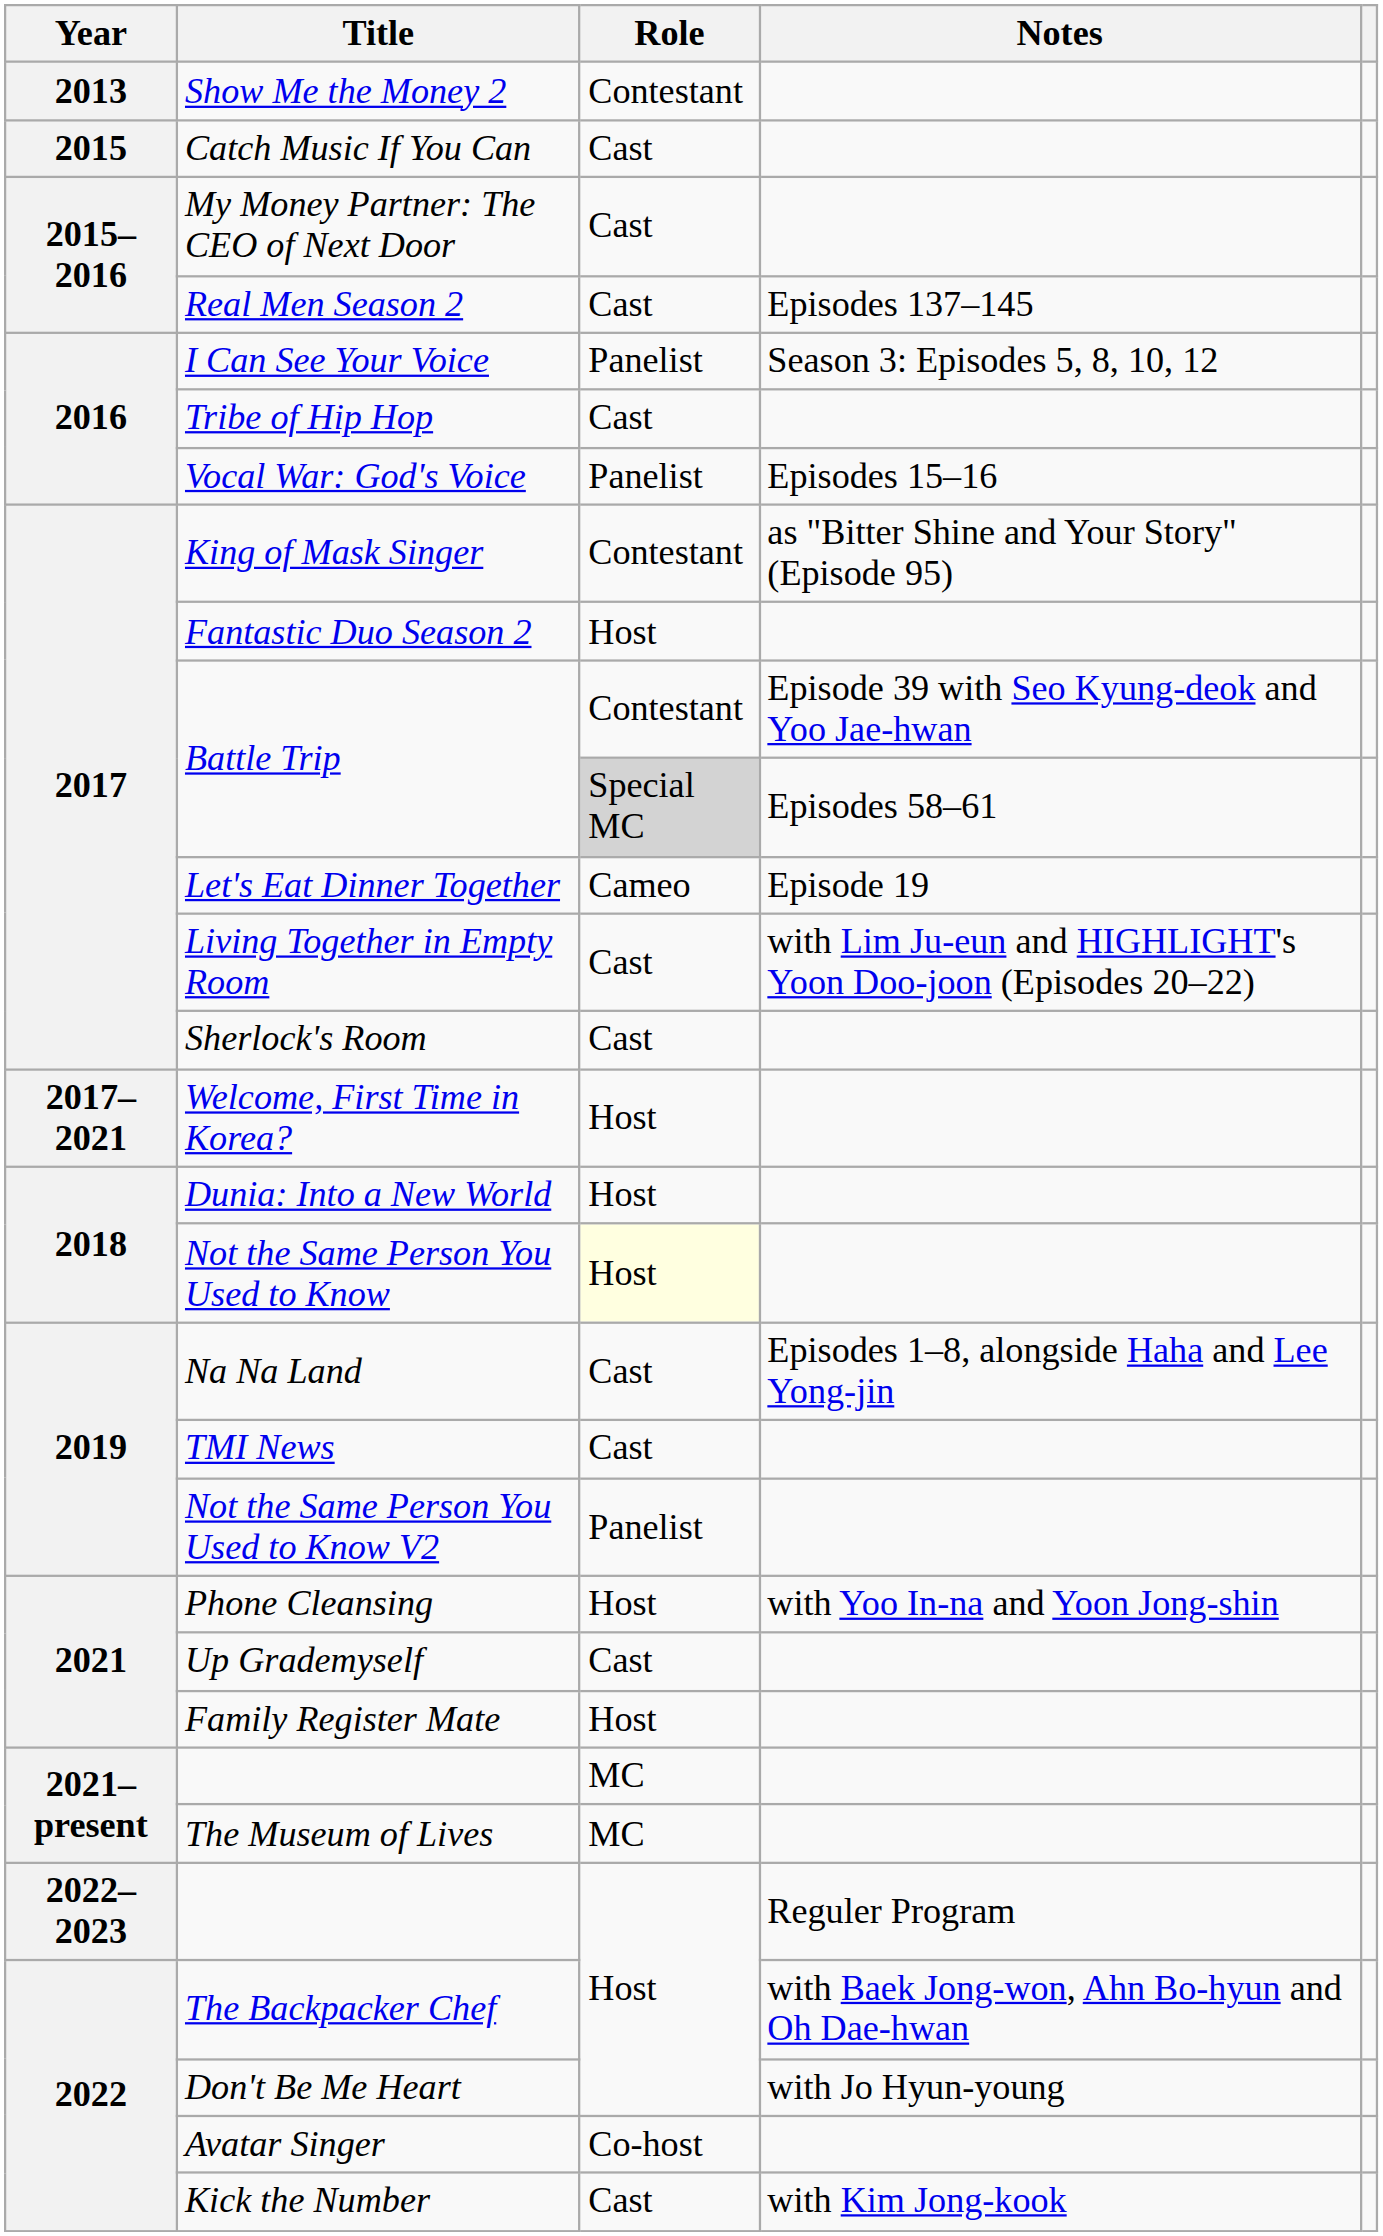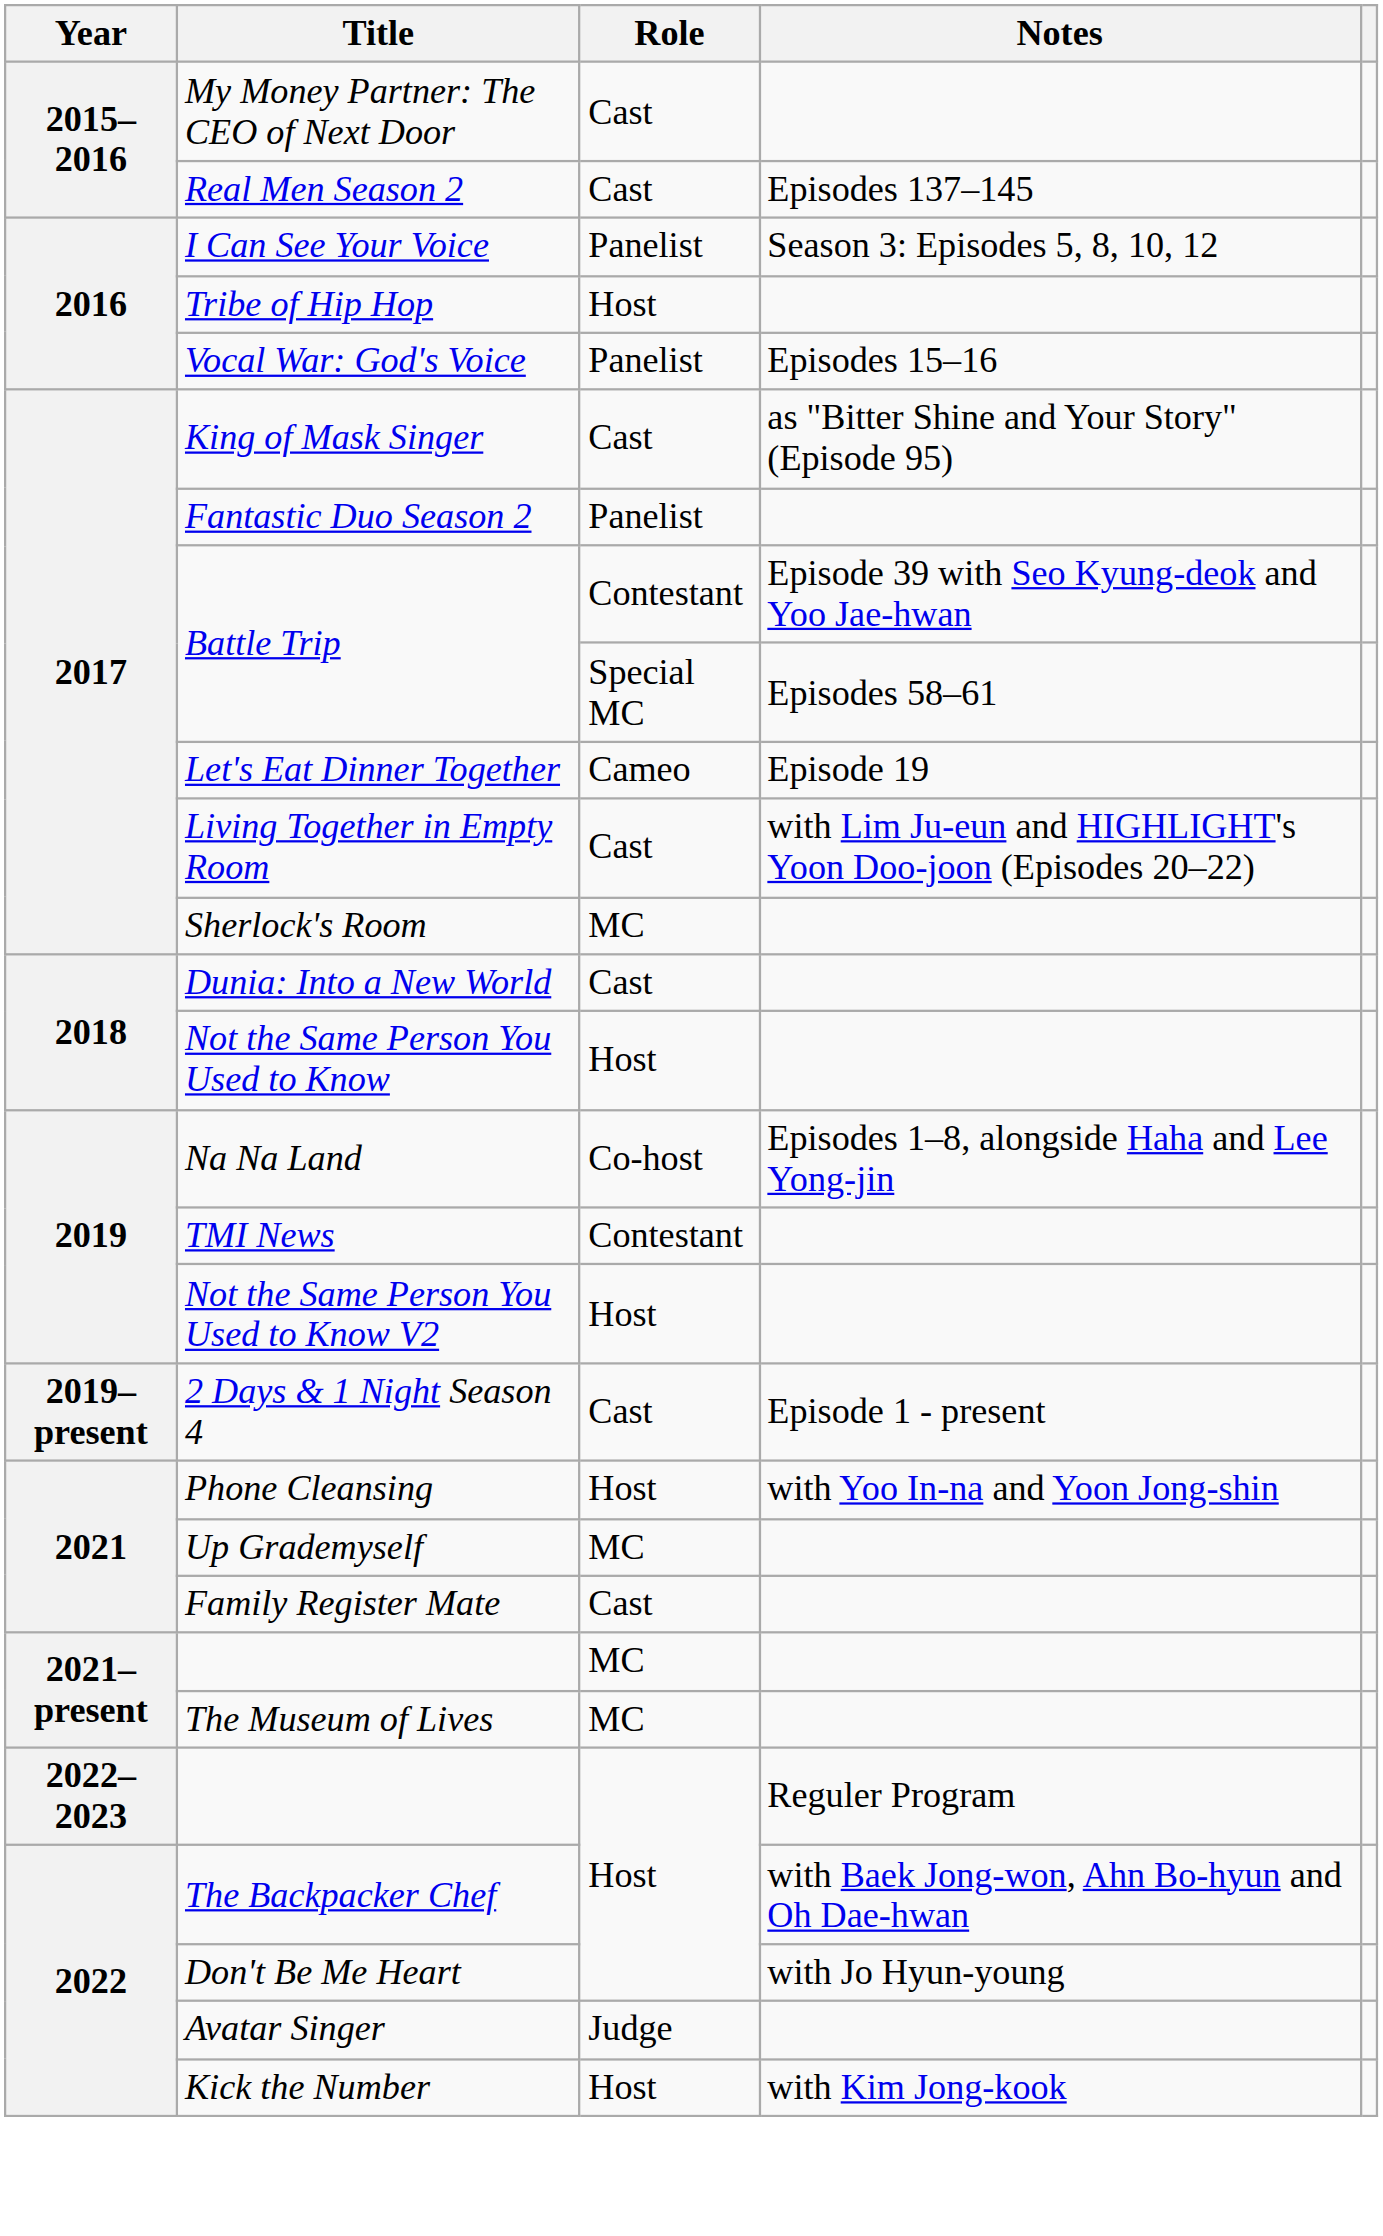- row: (346, 90)
- row: (358, 147)
(620, 417) Cast -> (622, 303) Host
(666, 552) Contestant -> (620, 438) Cast
(622, 630) Host -> (646, 515) Panelist
(641, 806) lightgrey background -> (641, 691) no background
(620, 1039) Cast -> (616, 924) MC
- row: (352, 1117)
(622, 1194) Host -> (620, 982) Cast
(622, 1272) lightyellow background -> (622, 1059) no background
(620, 1370) Cast -> (646, 1157) Co-host
(620, 1448) Cast -> (666, 1235) Contestant
(646, 1525) Panelist -> (622, 1313) Host
+ row: (368, 1411)
(620, 1660) Cast -> (616, 1546) MC
(622, 1718) Host -> (620, 1603) Cast
(646, 2143) Co-host -> (630, 2029) Judge
(620, 2201) Cast -> (622, 2086) Host
